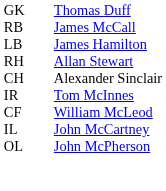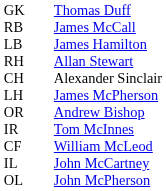+ row: (13, 95)
+ row: (14, 112)
